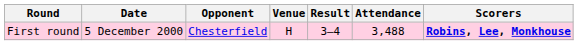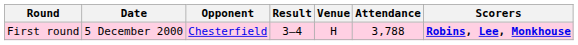columns swapped: (289, 13) <-> (330, 13)
(388, 31) 3,488 -> (388, 31) 3,788
